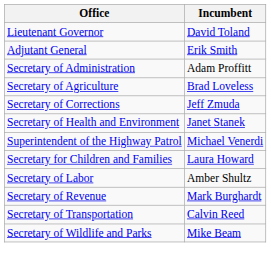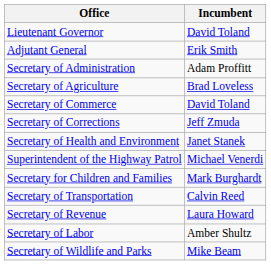+ row: (62, 104)
(220, 159) Laura Howard -> (224, 178) Mark Burghardt
rows swapped: (50, 178) <-> (70, 214)
(224, 196) Mark Burghardt -> (220, 214) Laura Howard
